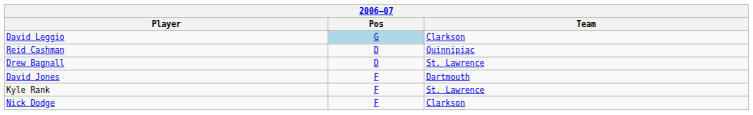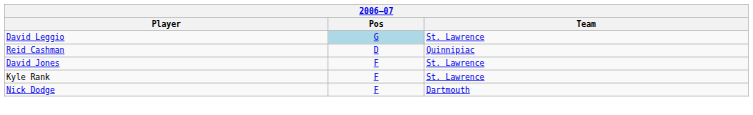(446, 37) Clarkson -> (455, 37) St. Lawrence
- row: (35, 63)
(448, 77) Dartmouth -> (455, 63) St. Lawrence
(446, 103) Clarkson -> (448, 90) Dartmouth
